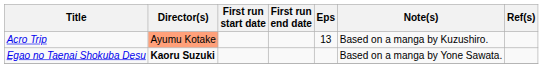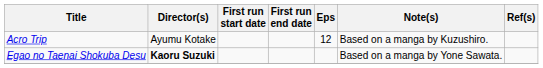(183, 39) lightsalmon background -> (183, 39) no background
(326, 39) 13 -> (326, 39) 12
